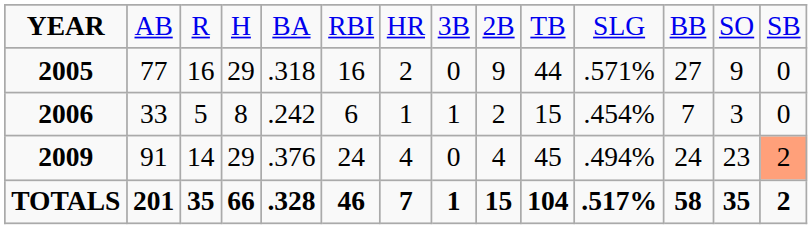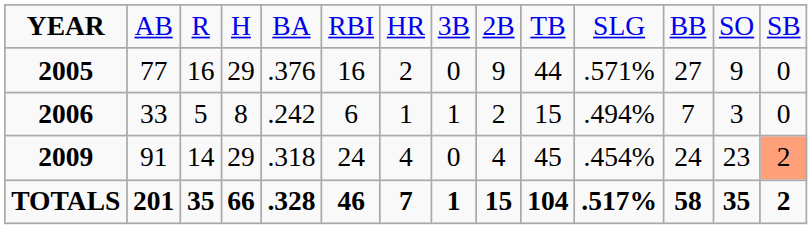(291, 69) .318 -> (291, 69) .376
(619, 113) .454% -> (619, 113) .494%
(291, 157) .376 -> (291, 157) .318
(619, 157) .494% -> (619, 157) .454%
